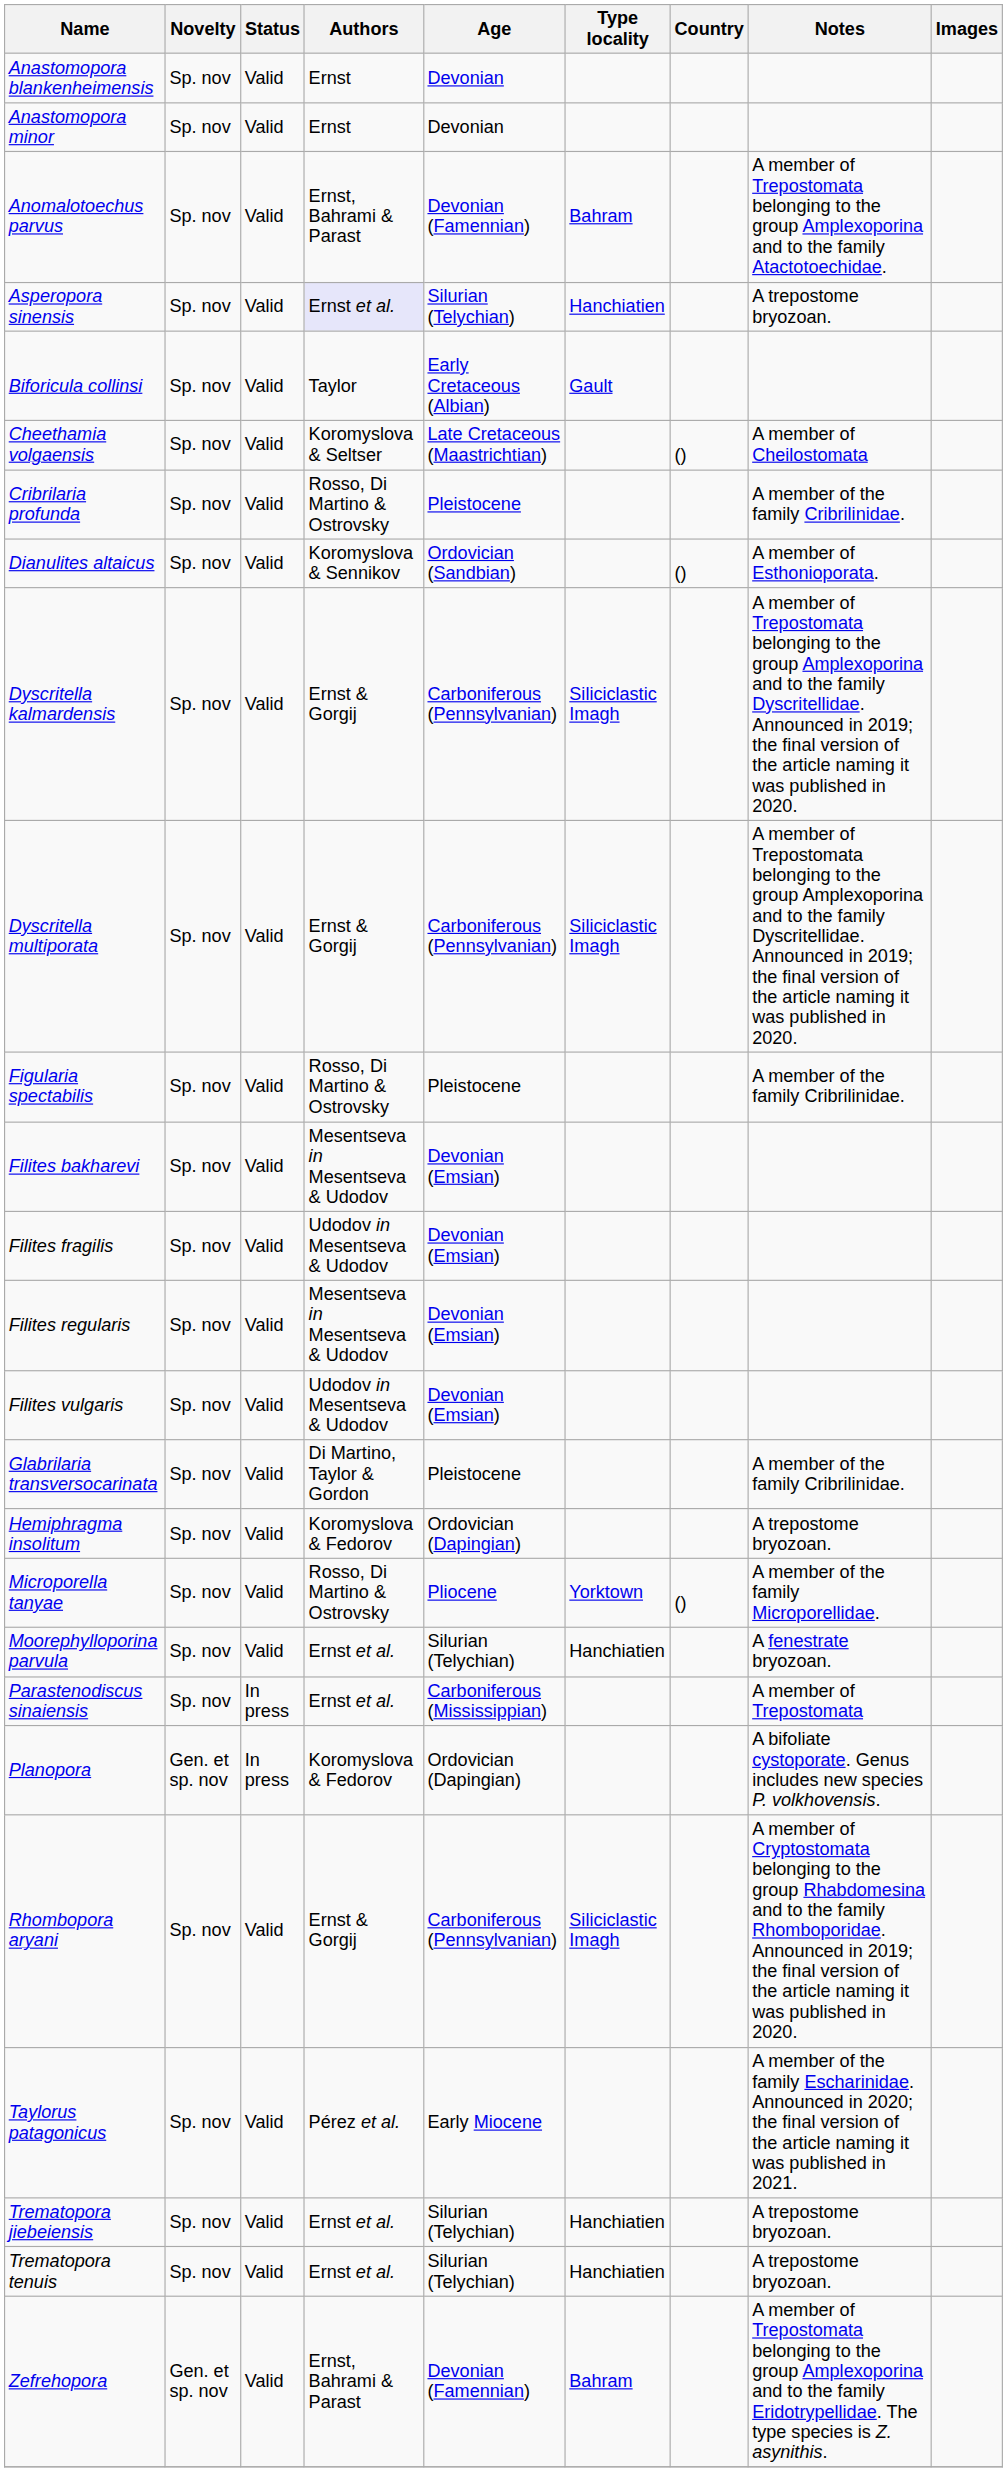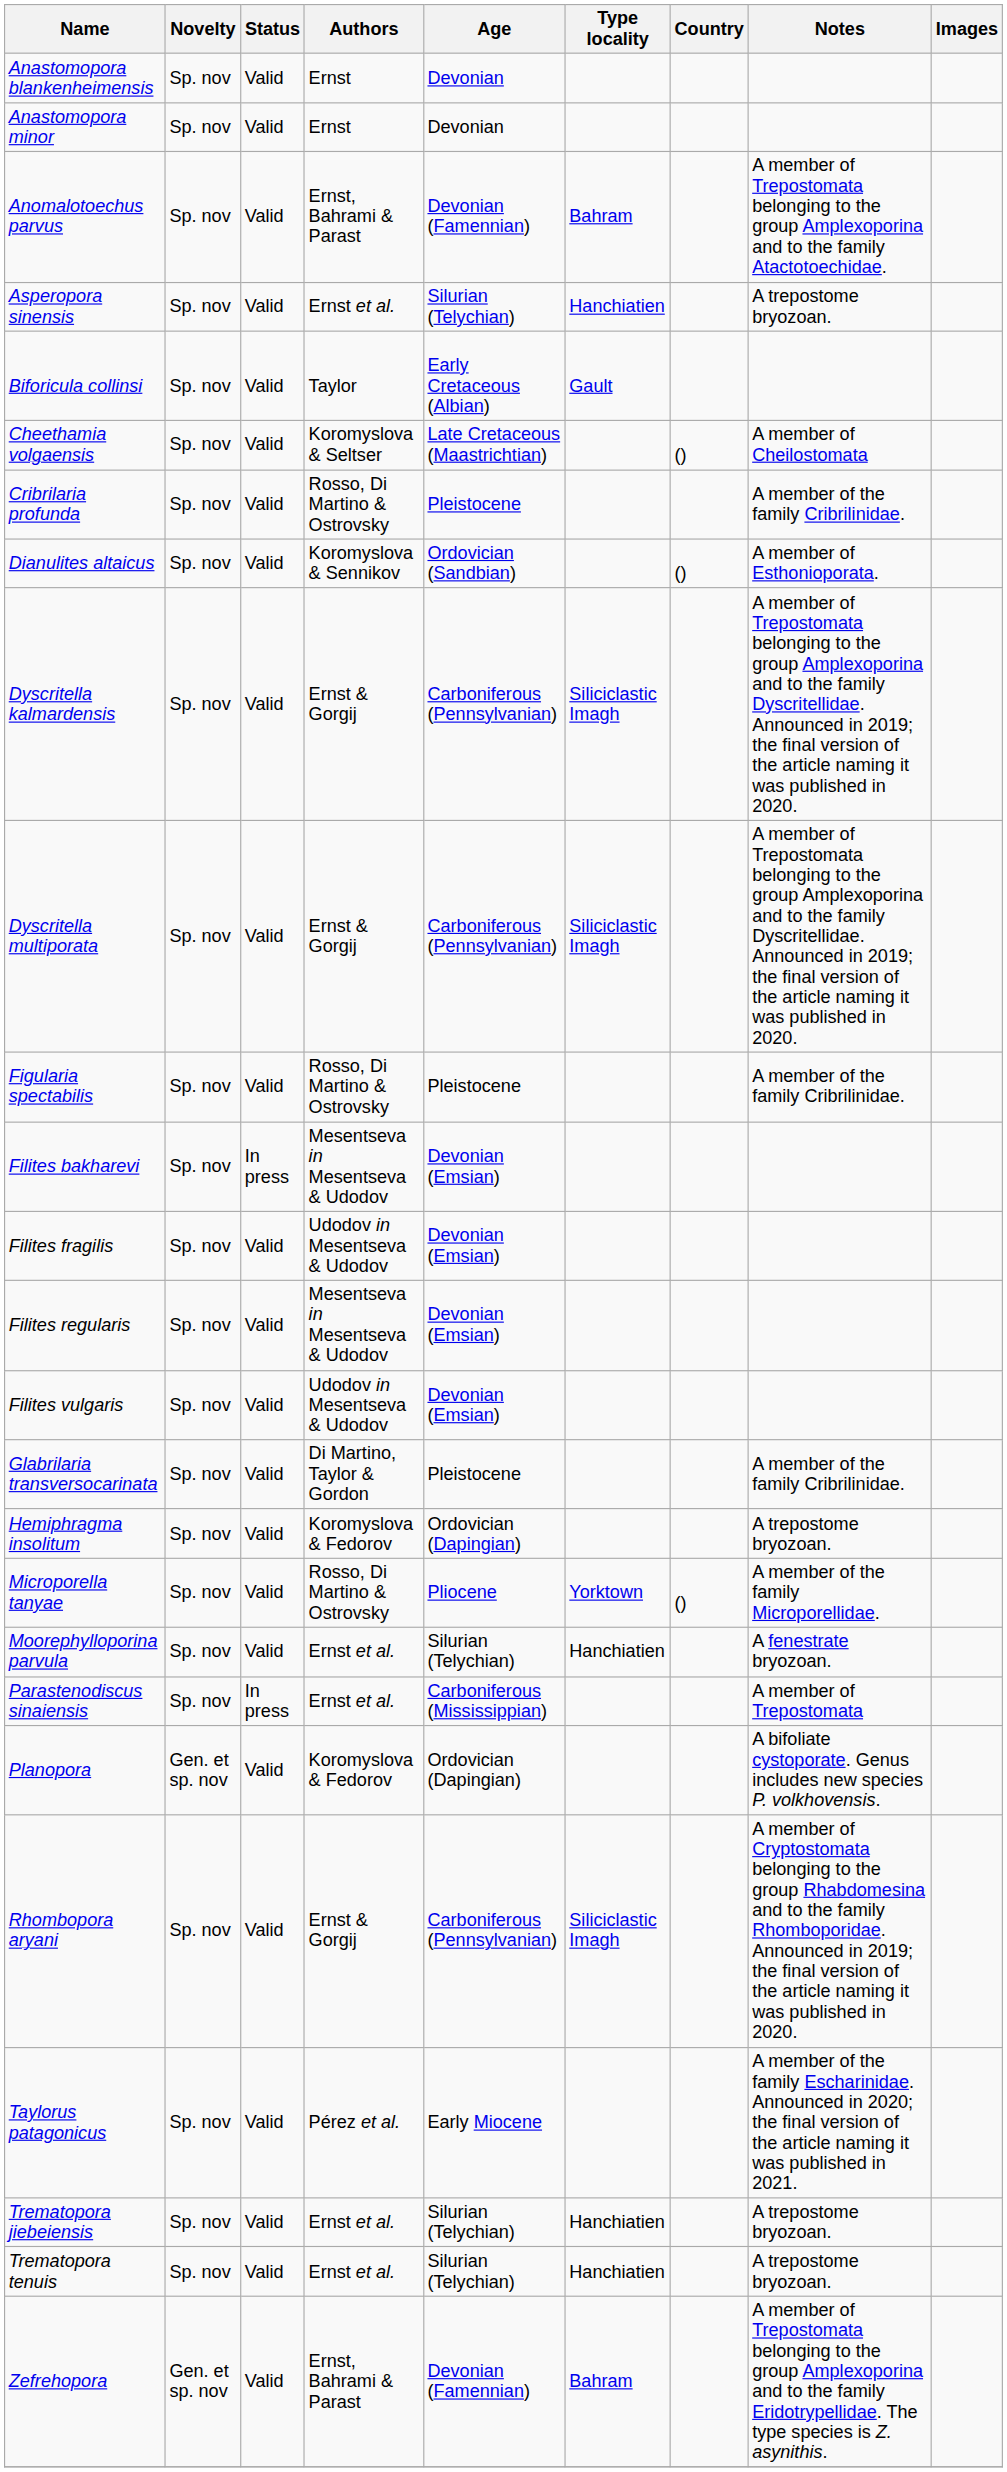(352, 306) lavender background -> (352, 306) no background
(264, 1166) Valid -> (267, 1166) In press
(267, 1770) In press -> (264, 1770) Valid
